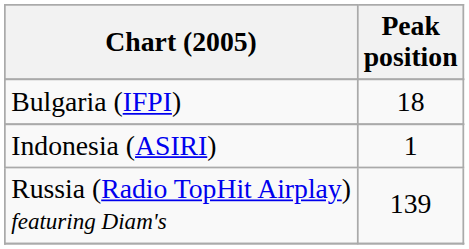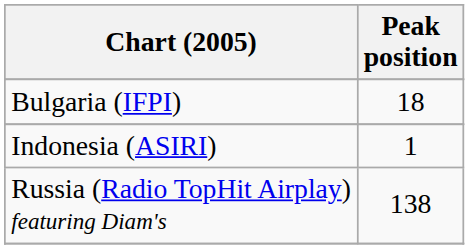(411, 204) 139 -> (411, 204) 138
